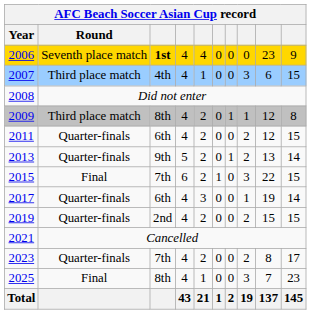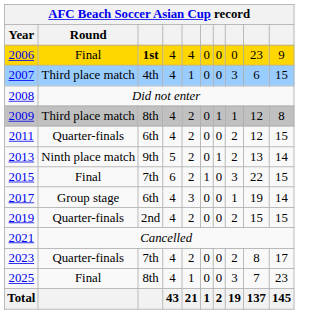(94, 55) Seventh place match -> (88, 55) Final
(94, 156) Quarter-finals -> (88, 156) Ninth place match
(94, 197) Quarter-finals -> (88, 197) Group stage
